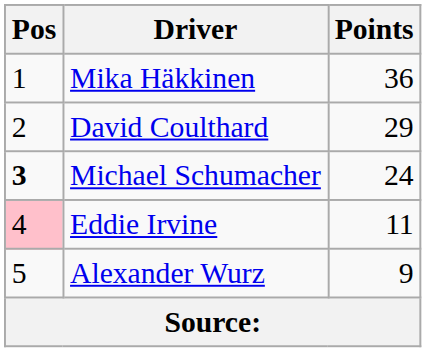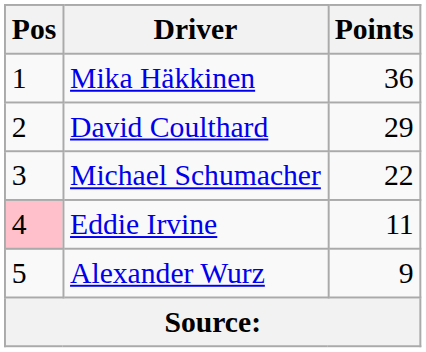(19, 175) bold -> (19, 175) normal
(399, 175) 24 -> (399, 175) 22
